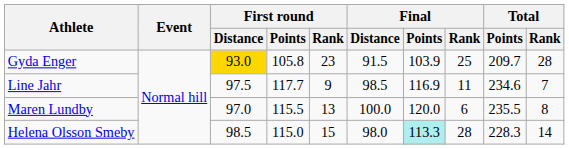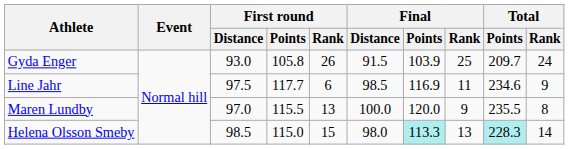(239, 62) gold background -> (239, 62) no background
(328, 62) 23 -> (328, 62) 26
(545, 62) 28 -> (545, 62) 24
(328, 85) 9 -> (328, 85) 6
(545, 85) 7 -> (545, 85) 9
(464, 109) 6 -> (464, 109) 9
(464, 132) 28 -> (464, 132) 13
(505, 132) no background -> (505, 132) paleturquoise background
